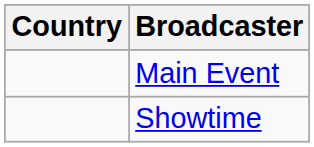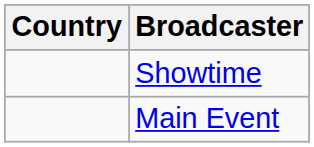rows swapped: (207, 73) <-> (198, 118)
